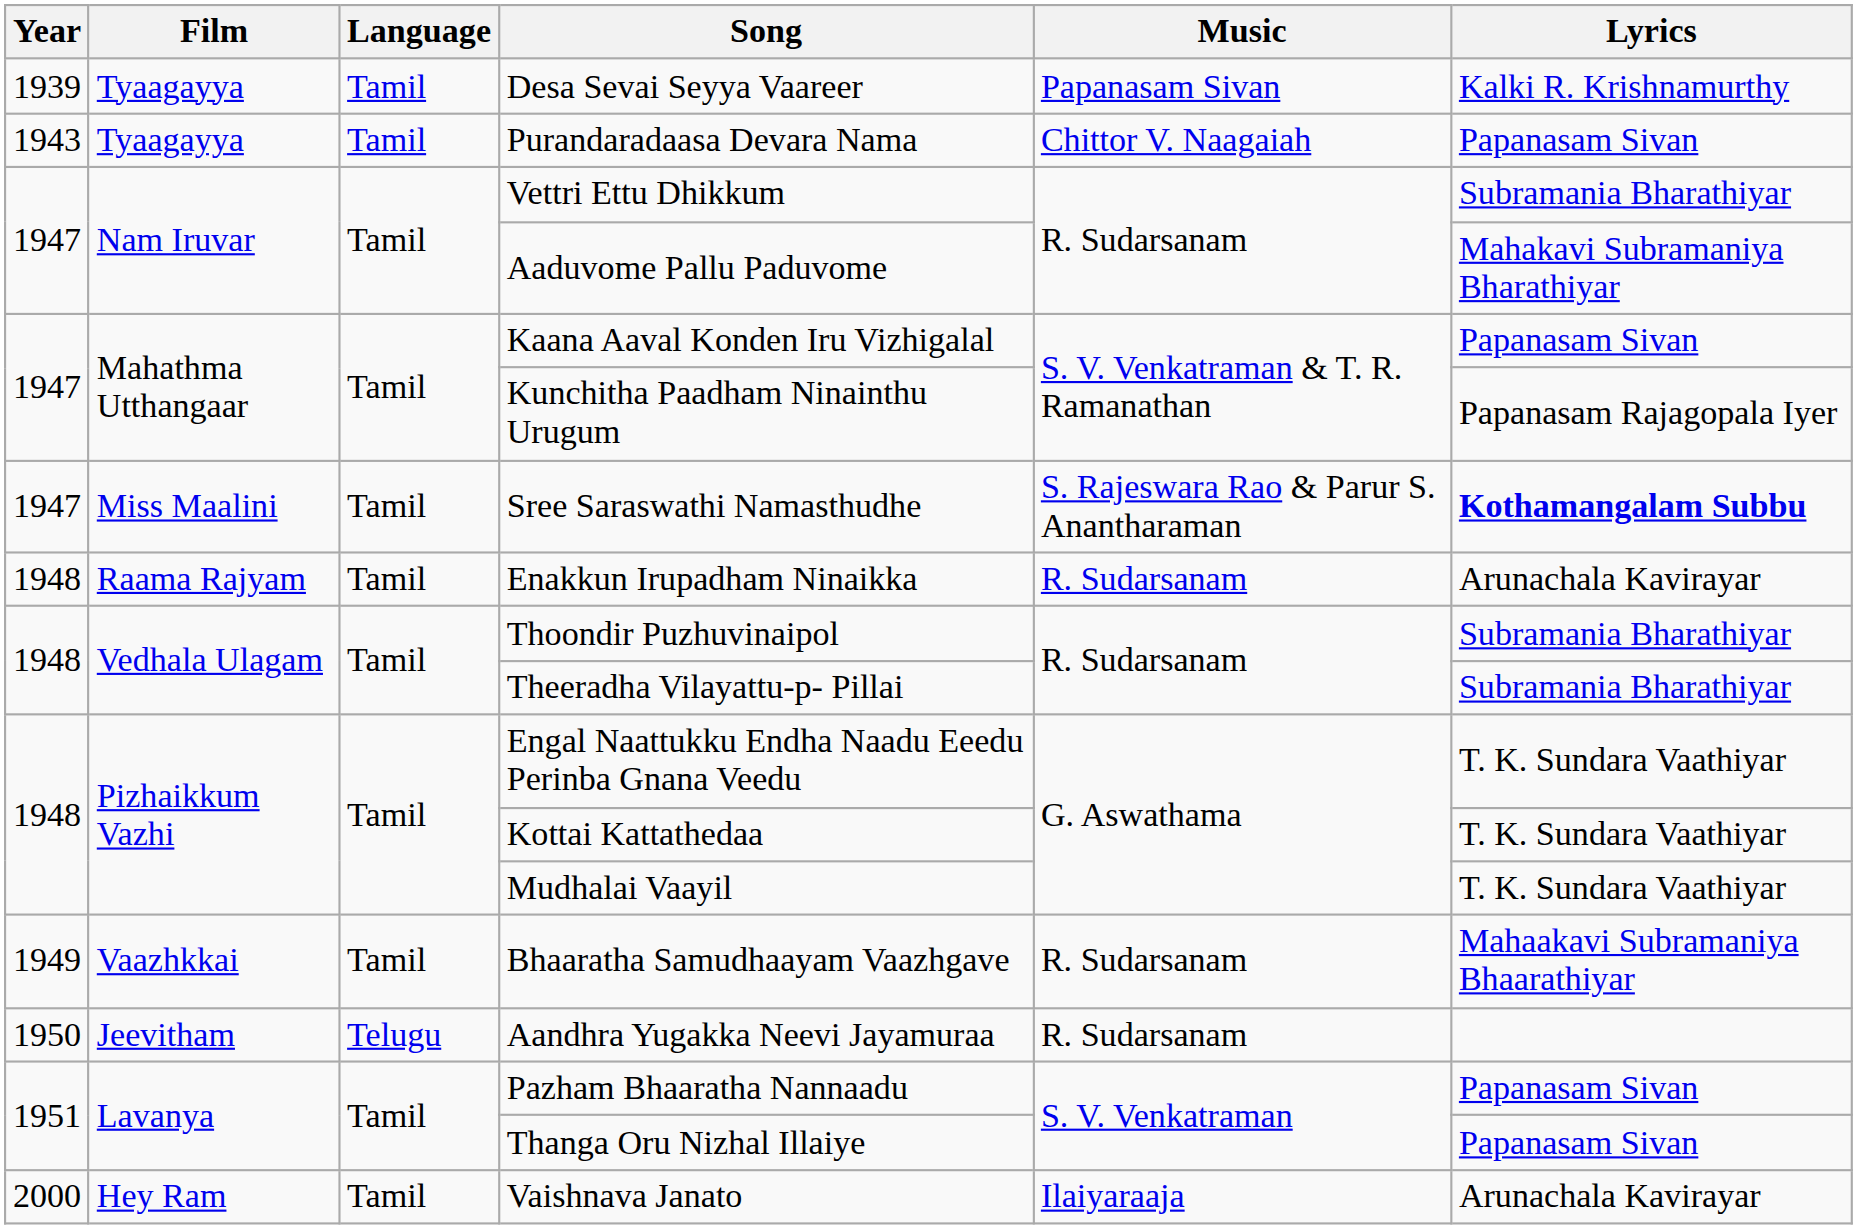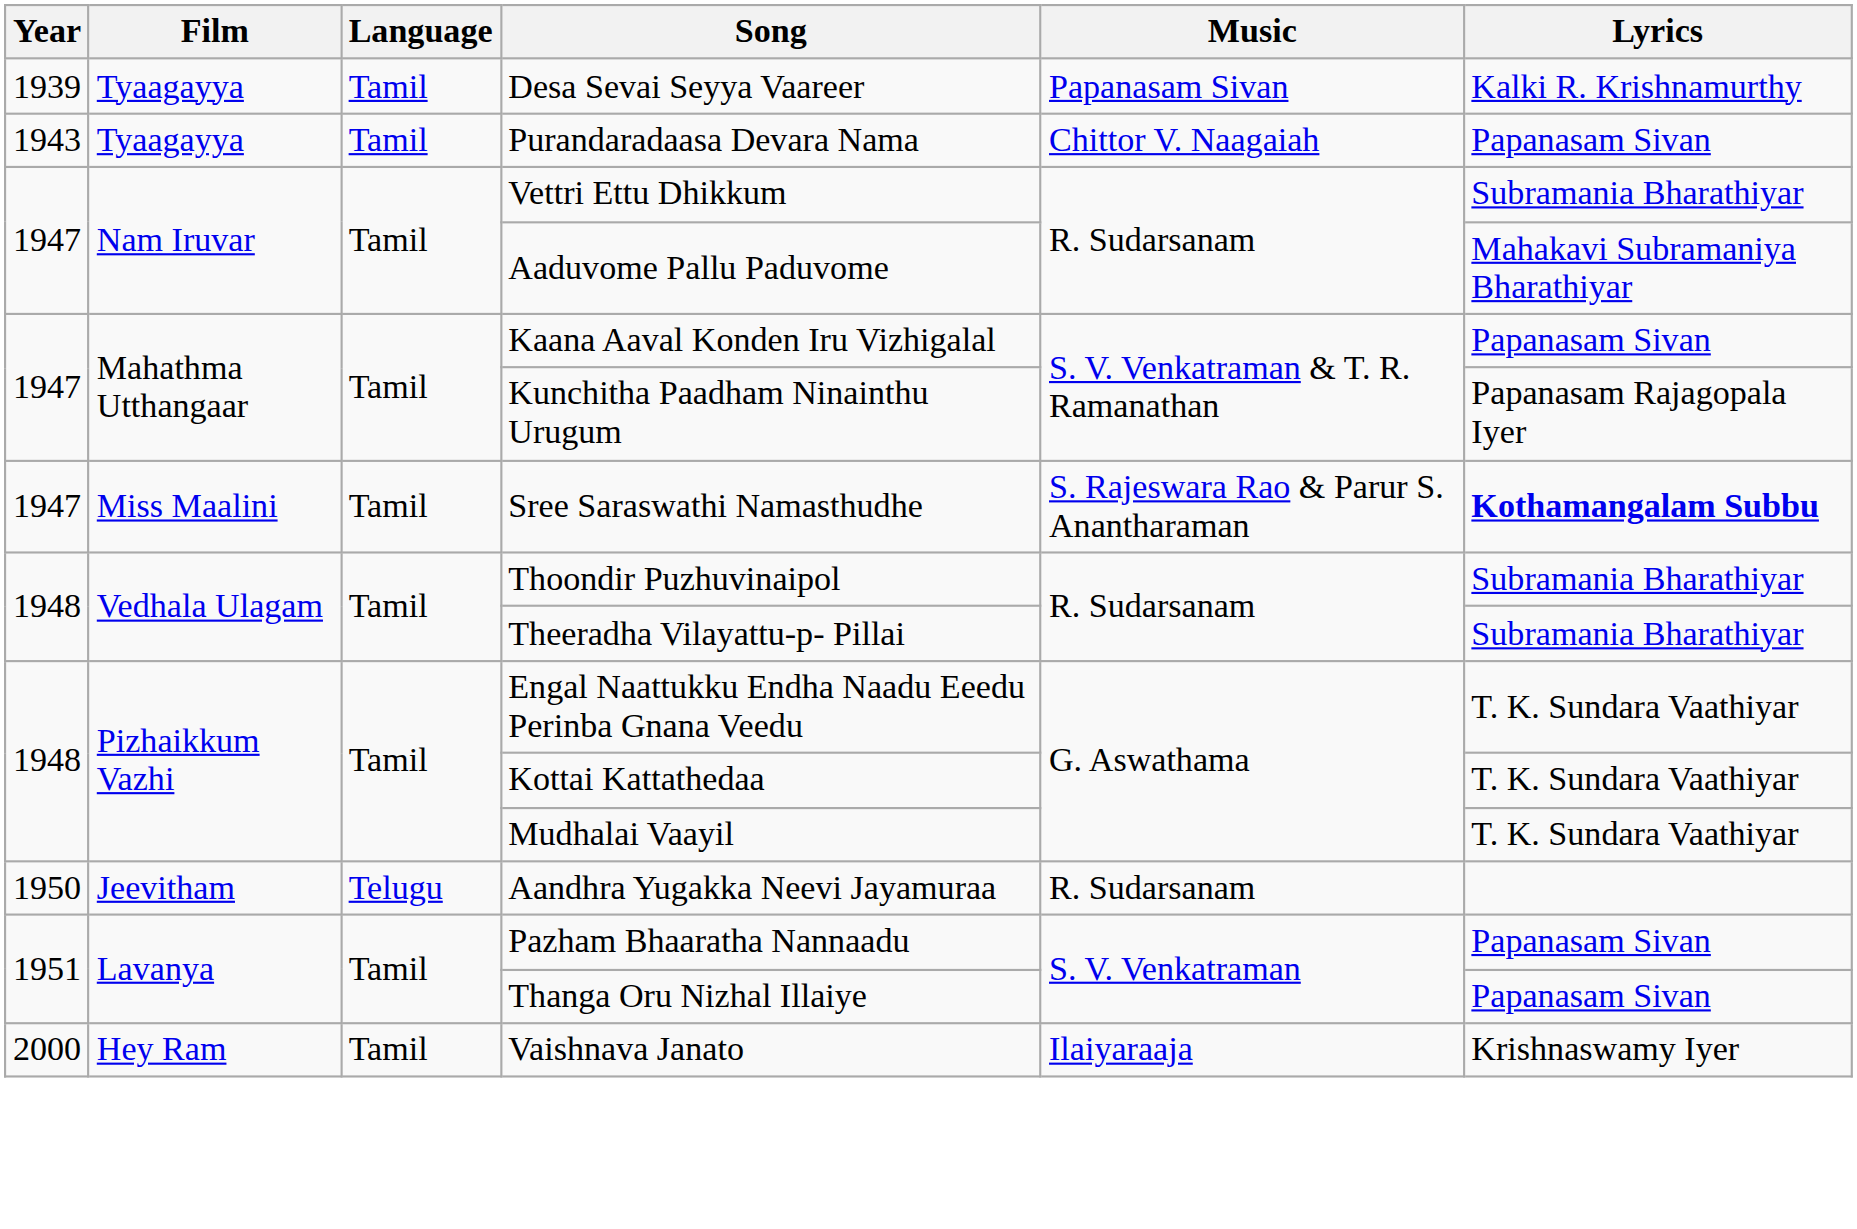- row: (712, 578)
- row: (758, 960)
(1610, 1196) Arunachala Kavirayar -> (1605, 1049) Krishnaswamy Iyer
